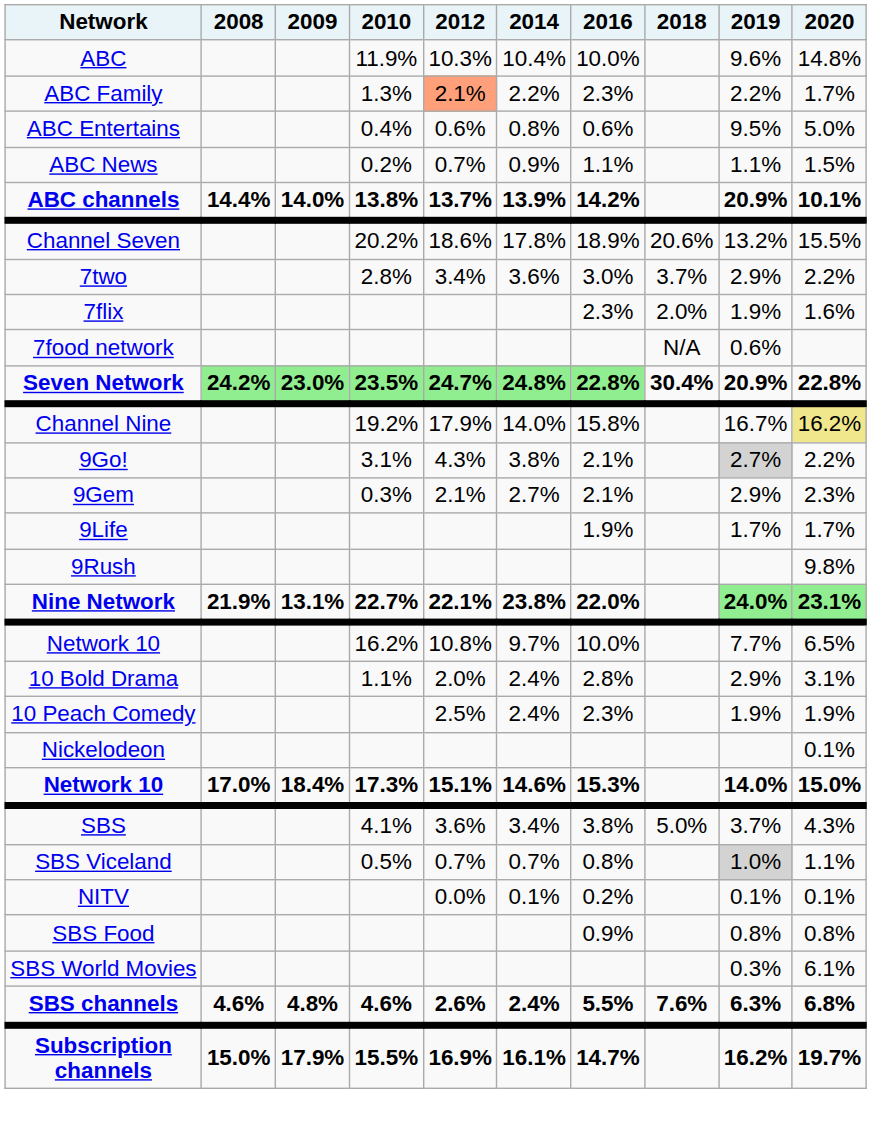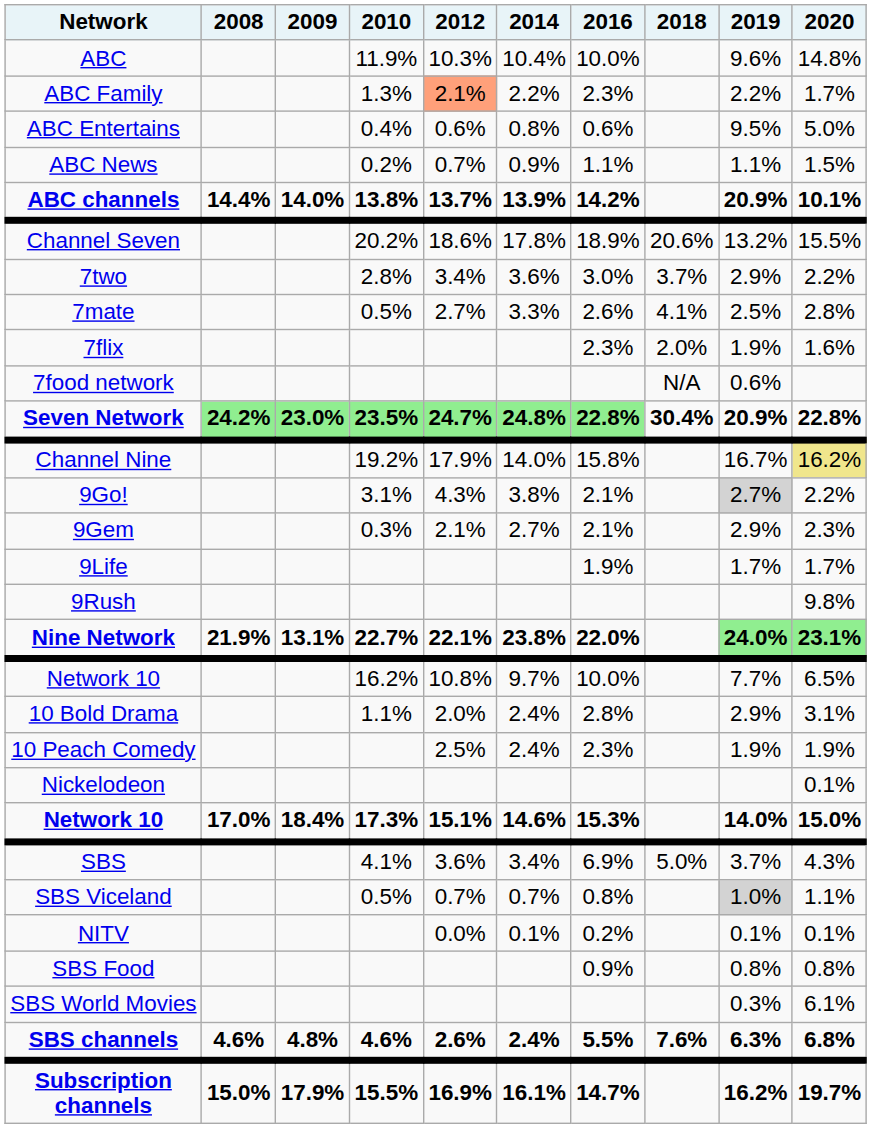+ row: (103, 312)
(608, 826) 3.8% -> (608, 861) 6.9%
